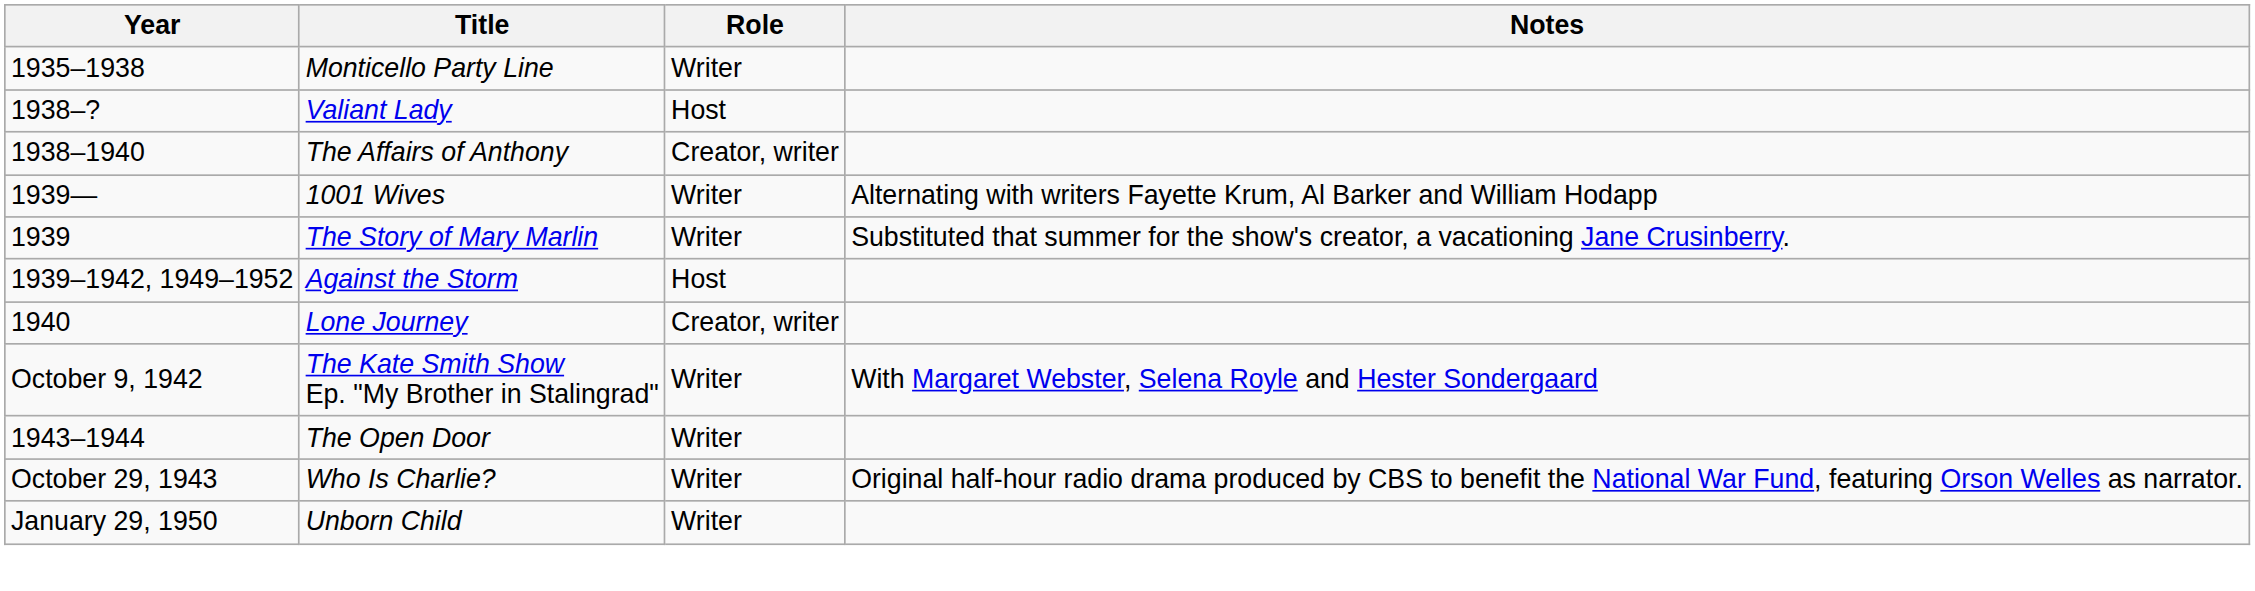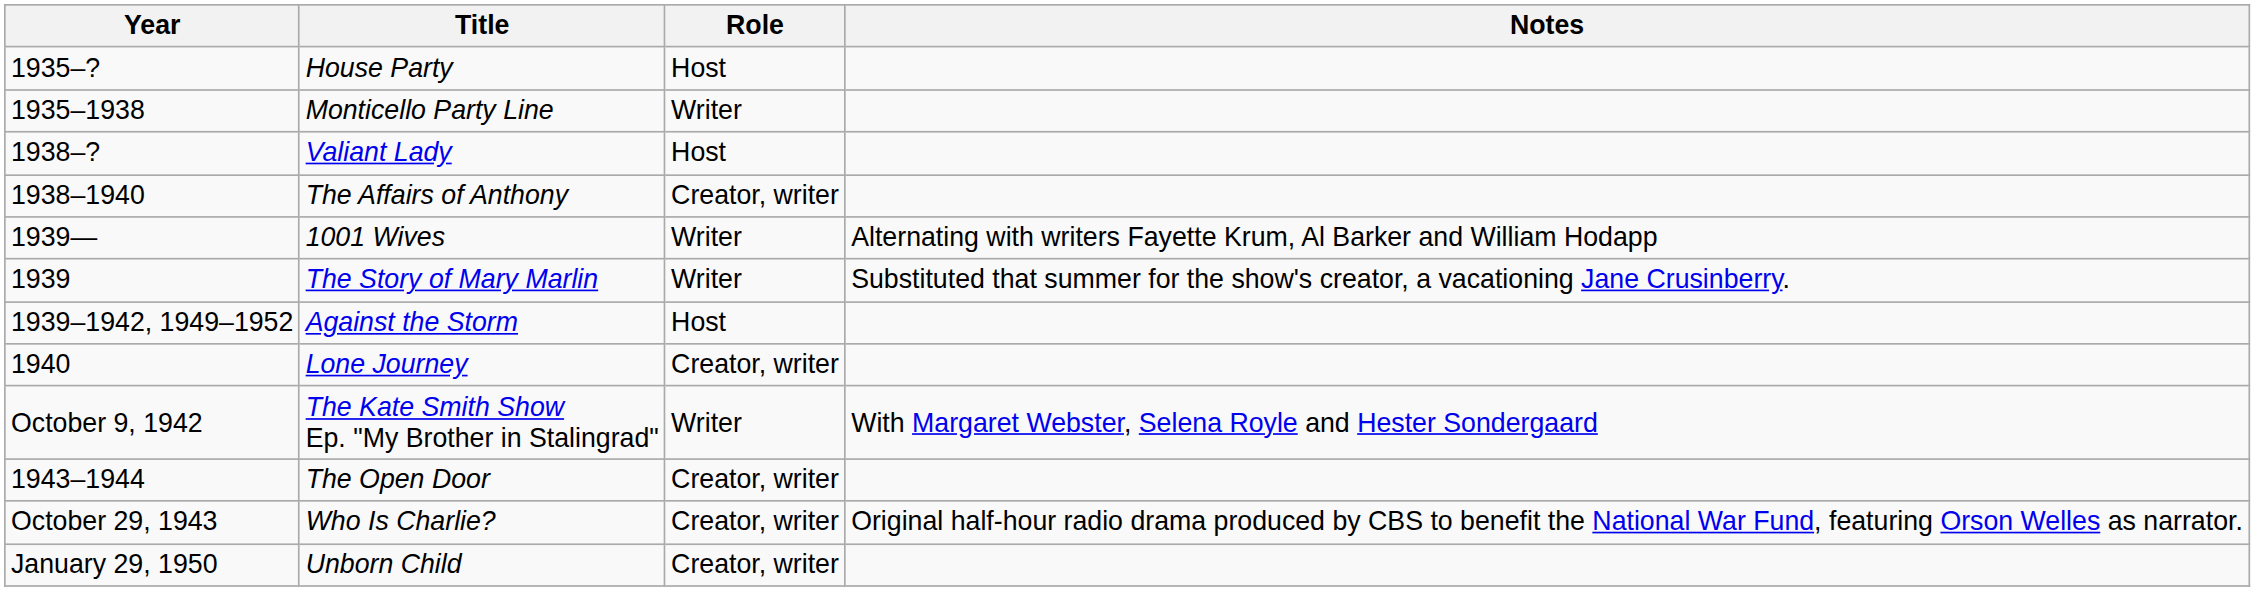+ row: (379, 68)
(706, 437) Writer -> (755, 479) Creator, writer
(706, 479) Writer -> (755, 521) Creator, writer
(706, 521) Writer -> (755, 564) Creator, writer
